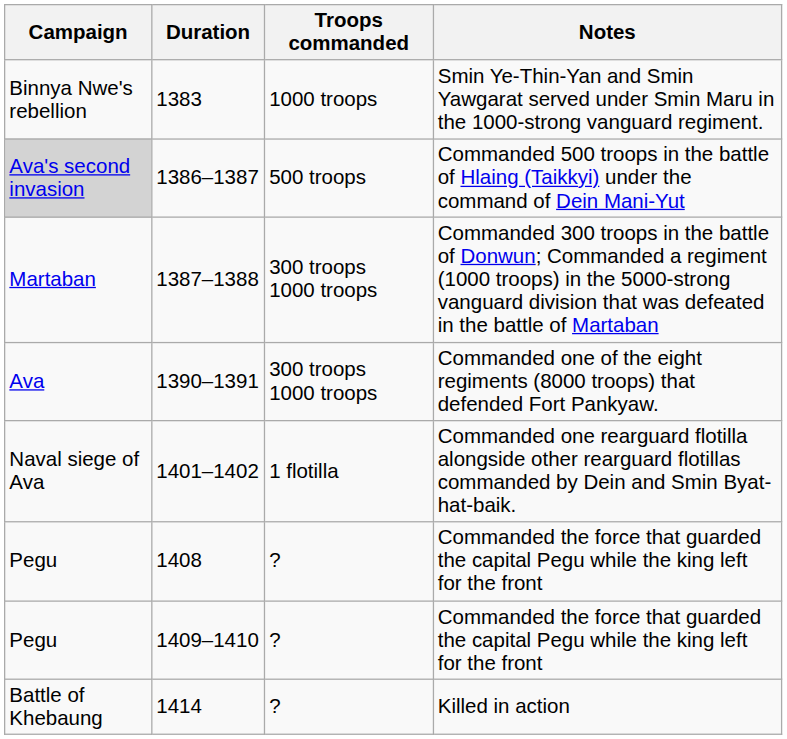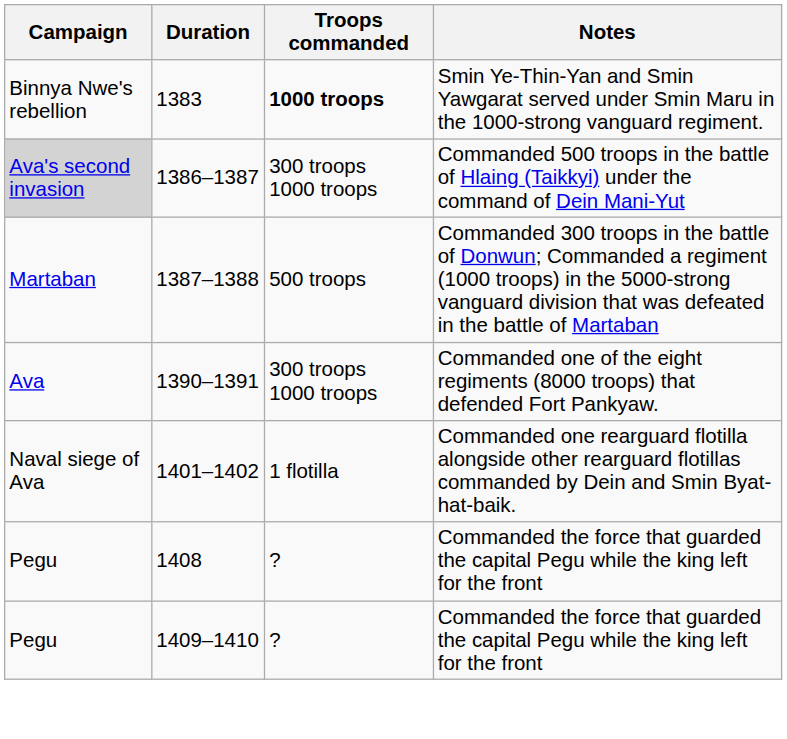(323, 99) normal -> (327, 99) bold
(318, 177) 500 troops -> (323, 177) 300 troops 1000 troops
(323, 279) 300 troops 1000 troops -> (318, 279) 500 troops
- row: (179, 706)
